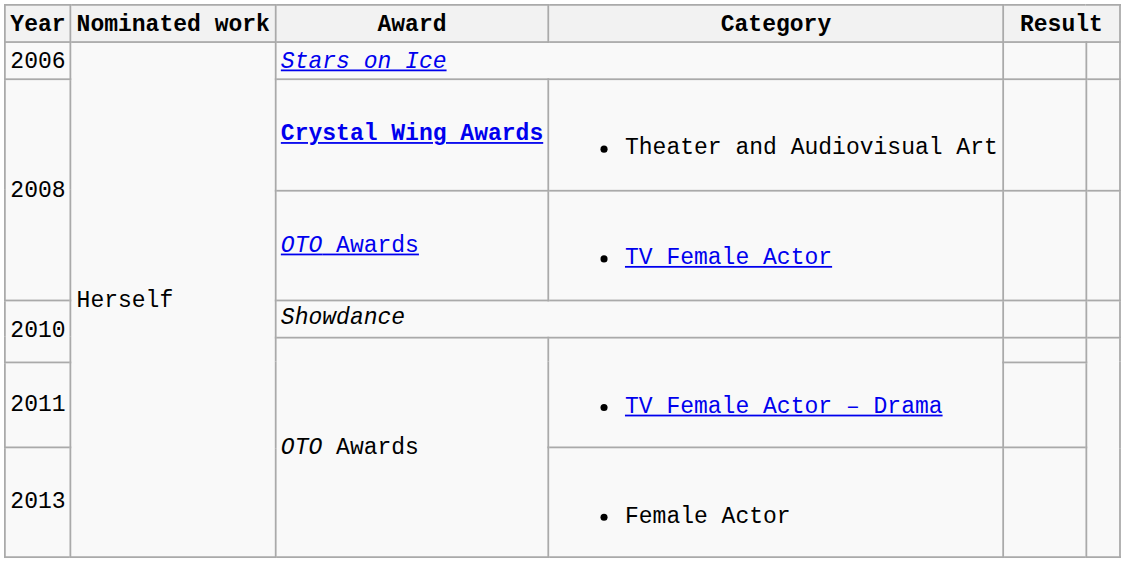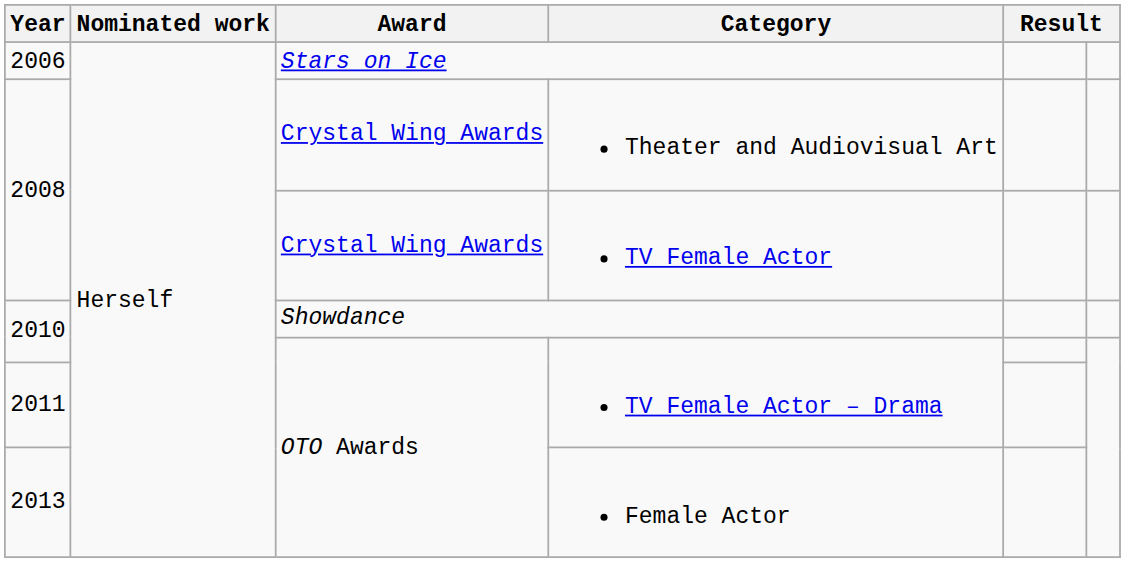(412, 135) bold -> (412, 135) normal
(350, 245) OTO Awards -> (412, 245) Crystal Wing Awards
